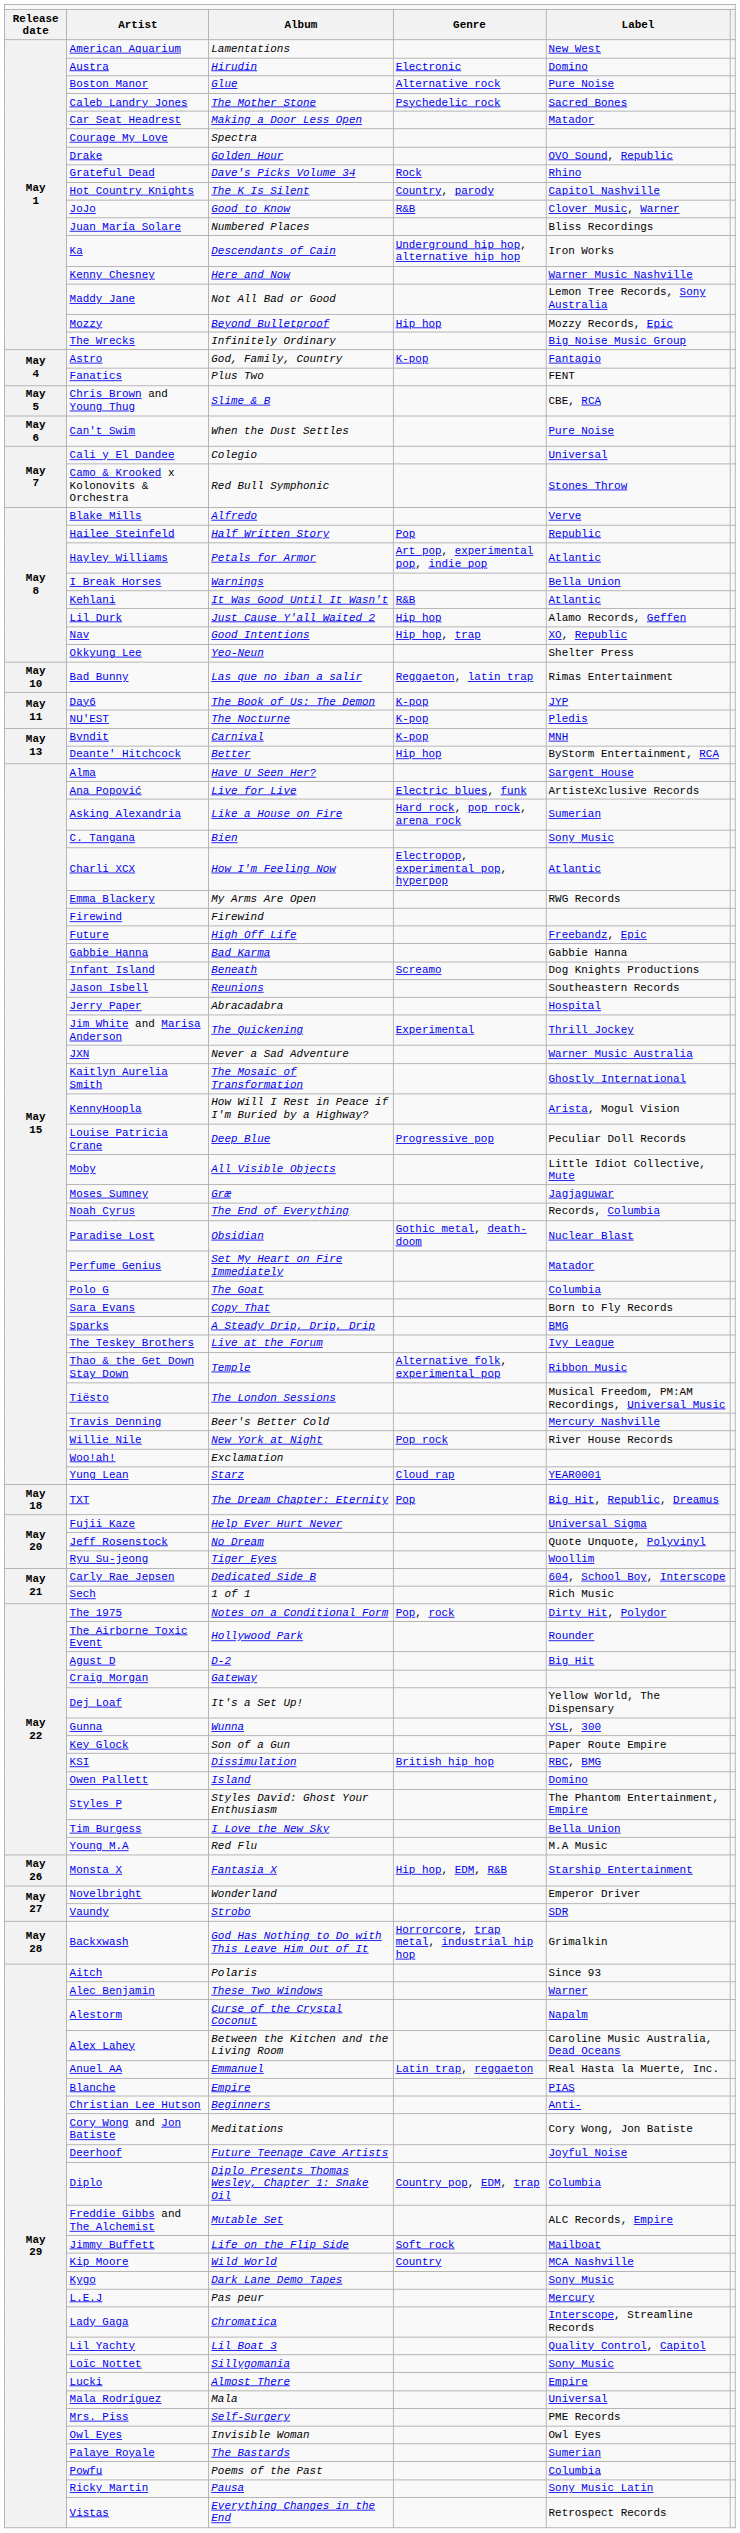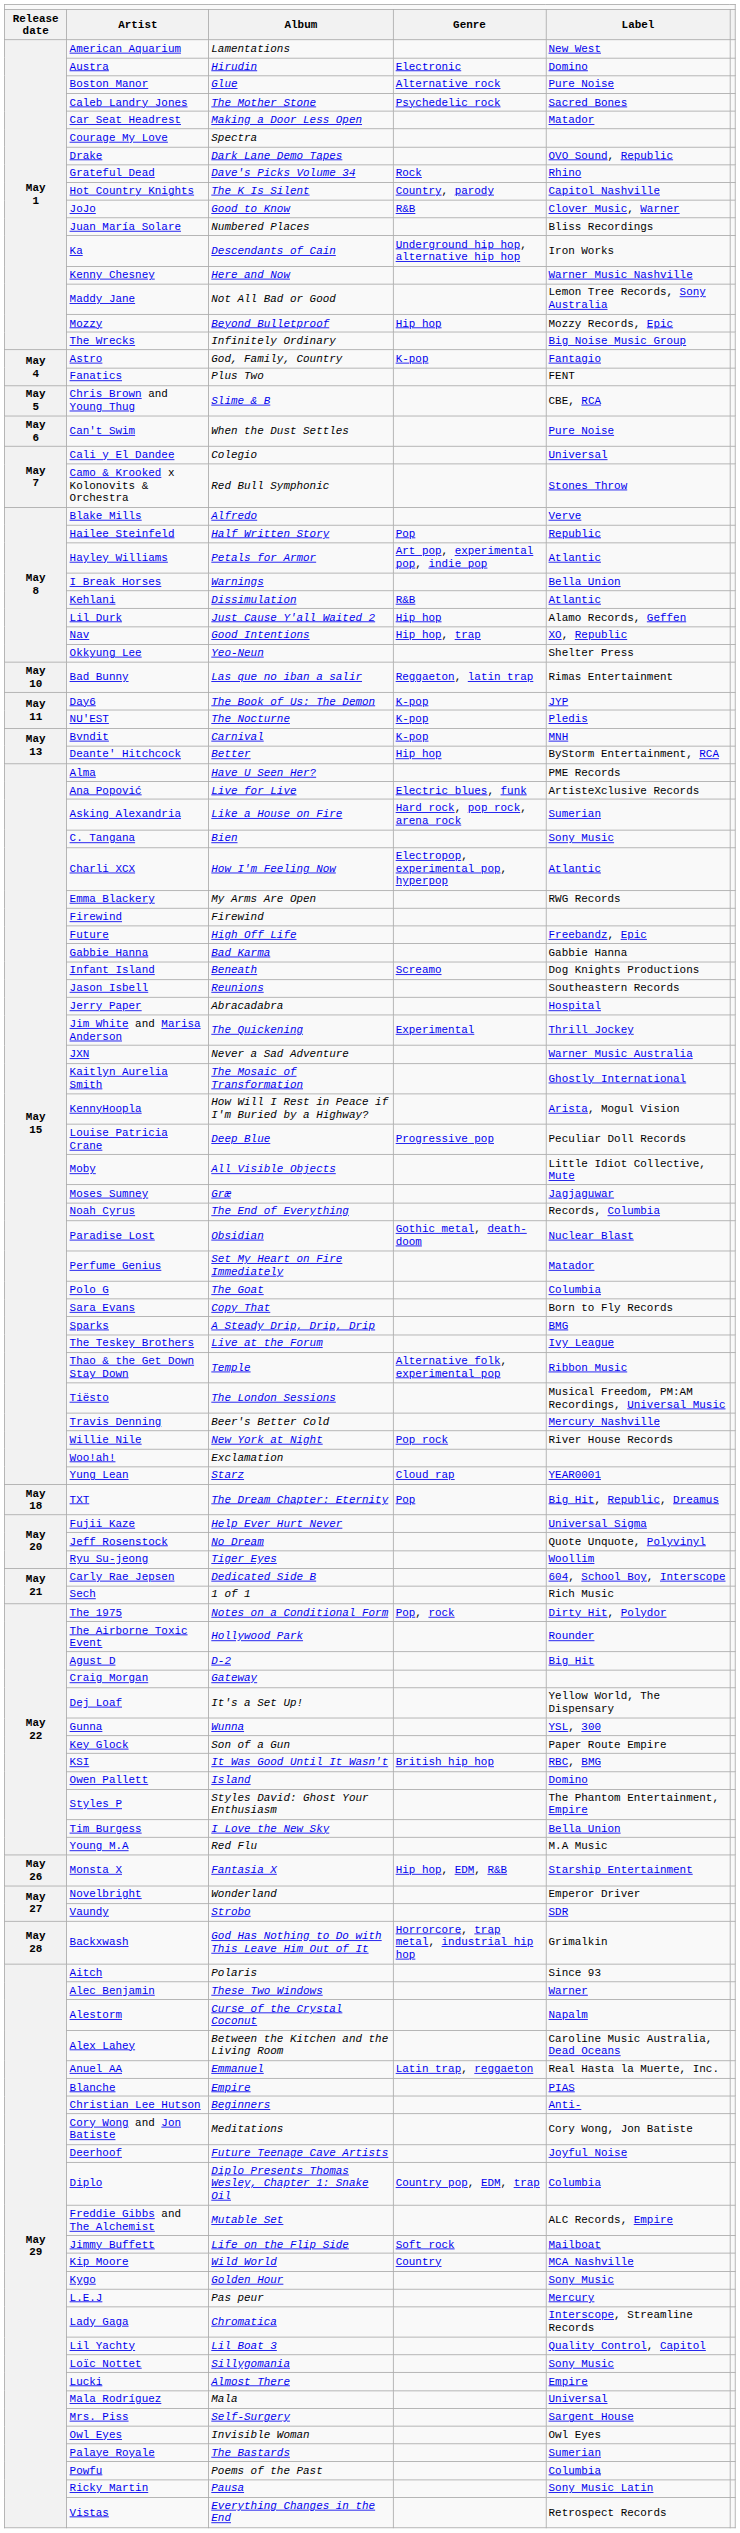(247, 156) Golden Hour -> (277, 156) Dark Lane Demo Tapes
(300, 600) It Was Good Until It Wasn't -> (254, 600) Dissimulation
(591, 773) Sargent House -> (585, 773) PME Records
(254, 1763) Dissimulation -> (300, 1763) It Was Good Until It Wasn't
(277, 2280) Dark Lane Demo Tapes -> (247, 2280) Golden Hour
(585, 2417) PME Records -> (591, 2417) Sargent House
